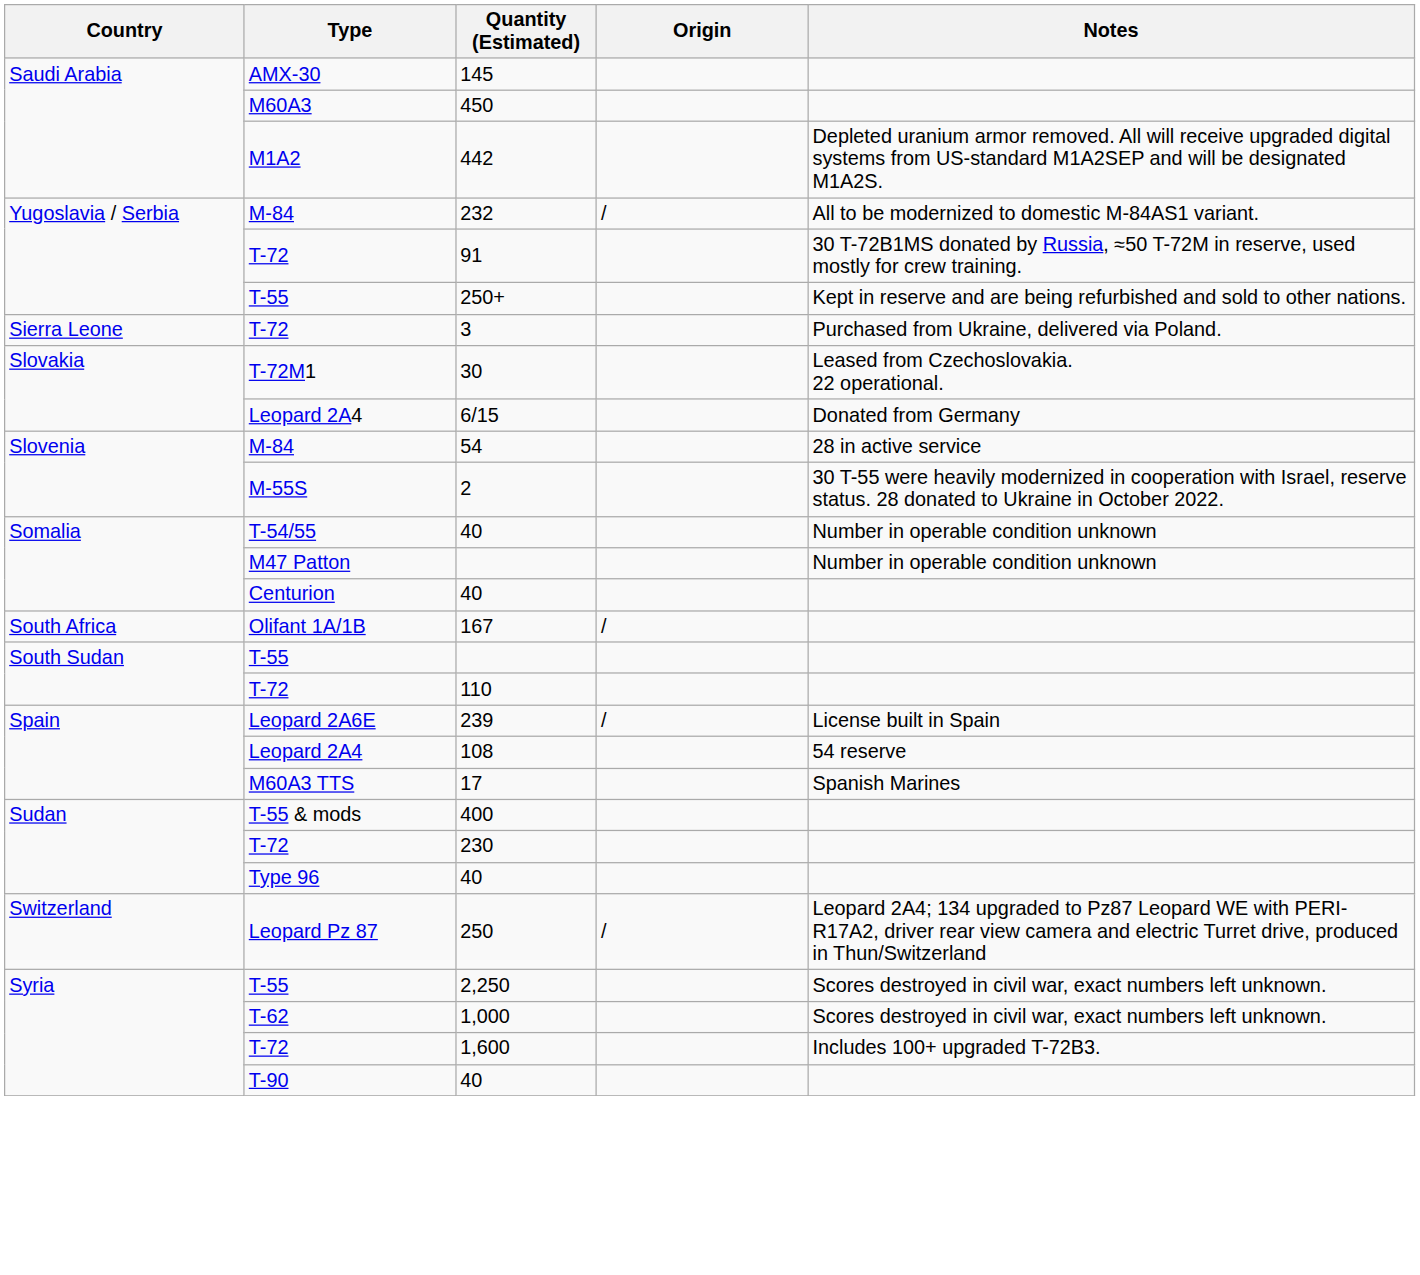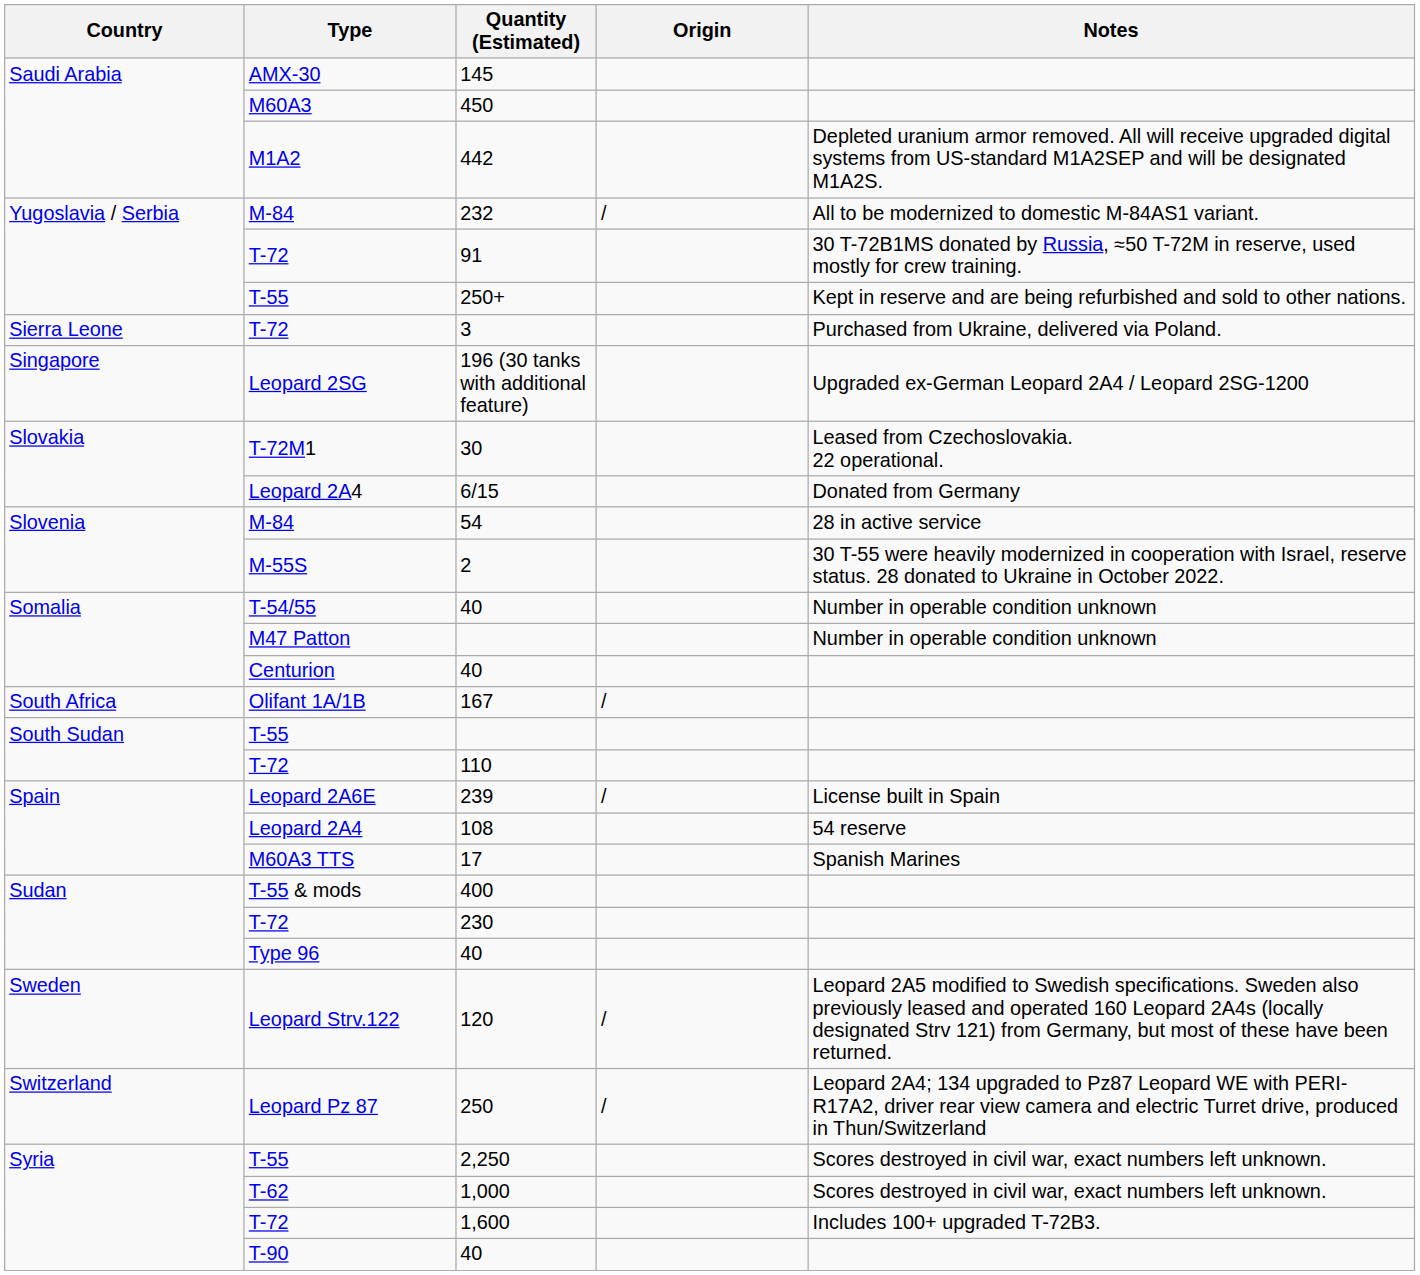+ row: (308, 383)
+ row: (324, 1018)
